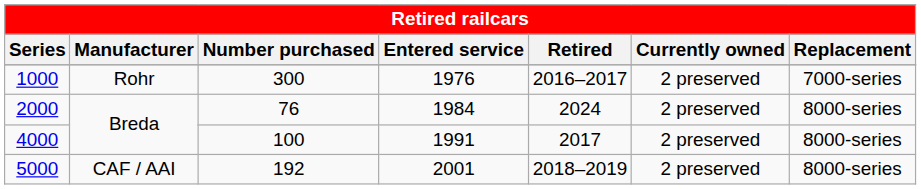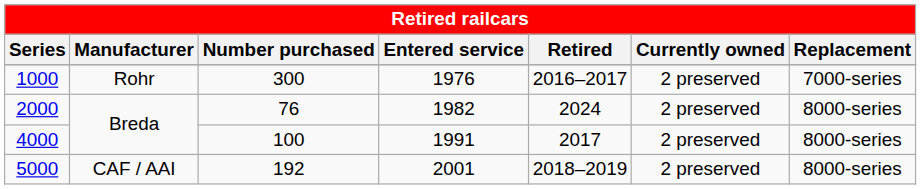(454, 109) 1984 -> (454, 109) 1982
